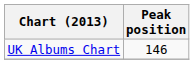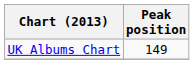(156, 49) 146 -> (156, 49) 149
